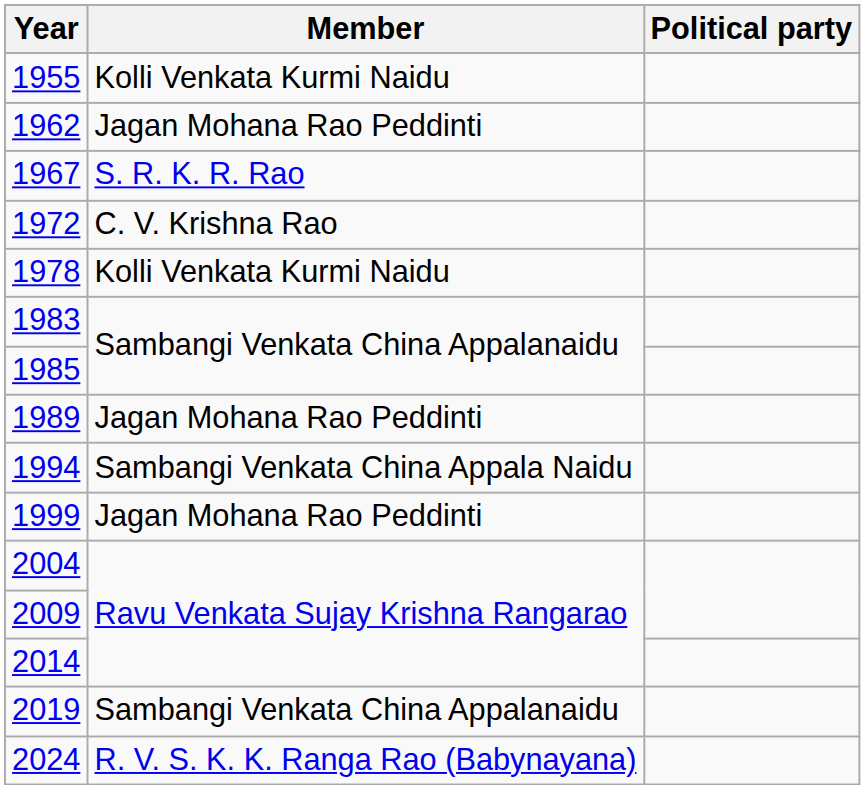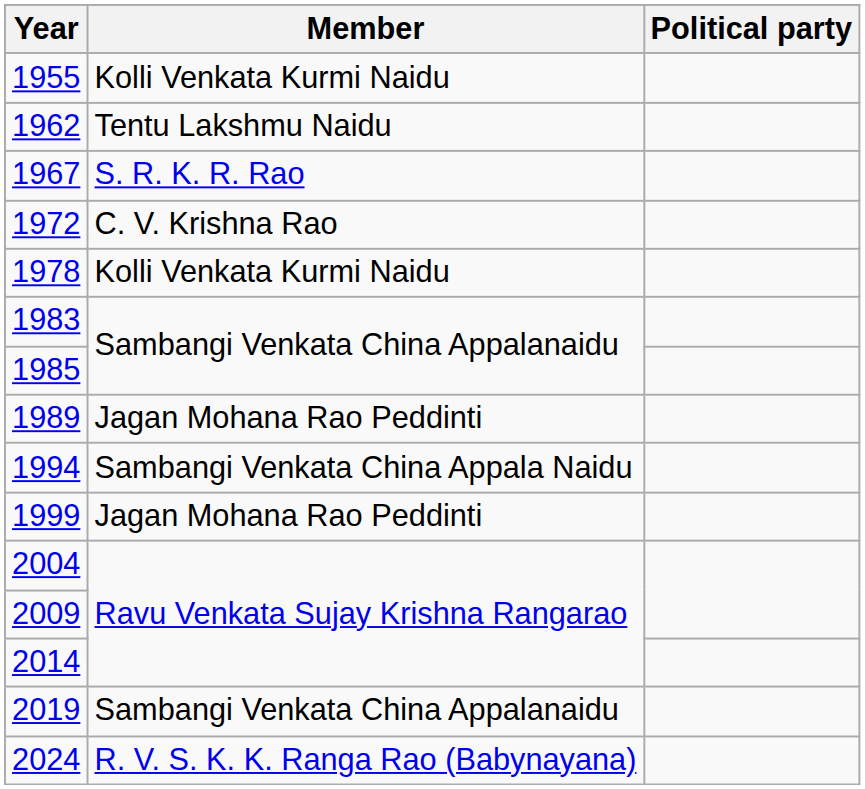(288, 126) Jagan Mohana Rao Peddinti -> (243, 126) Tentu Lakshmu Naidu
